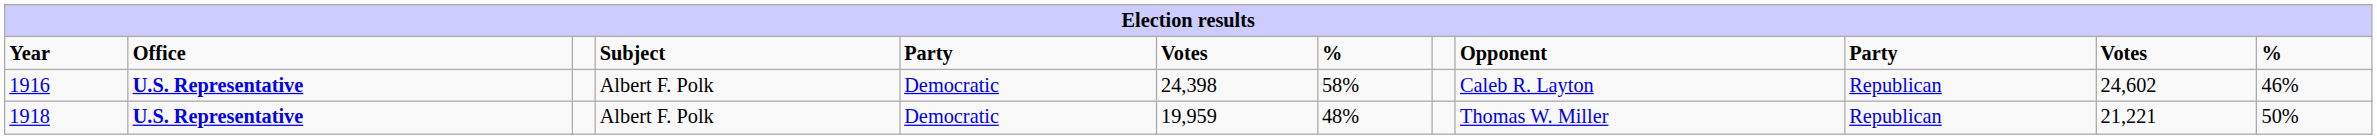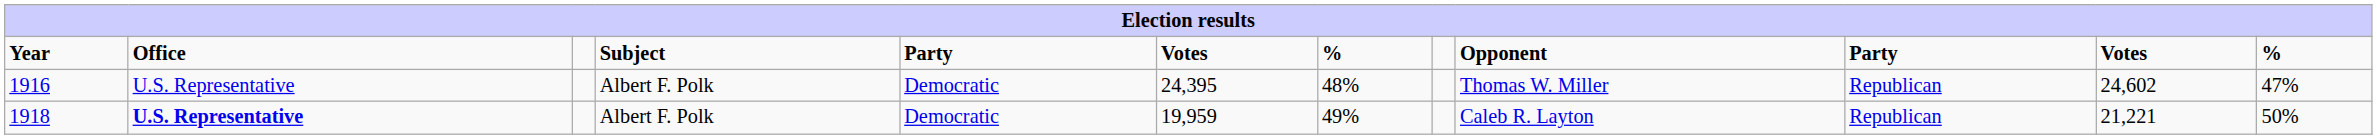(218, 85) bold -> (214, 85) normal
(1189, 85) 24,398 -> (1189, 85) 24,395
(1341, 85) 58% -> (1341, 85) 48%
(1527, 85) Caleb R. Layton -> (1534, 85) Thomas W. Miller
(2280, 85) 46% -> (2280, 85) 47%
(1341, 117) 48% -> (1341, 117) 49%
(1534, 117) Thomas W. Miller -> (1527, 117) Caleb R. Layton
